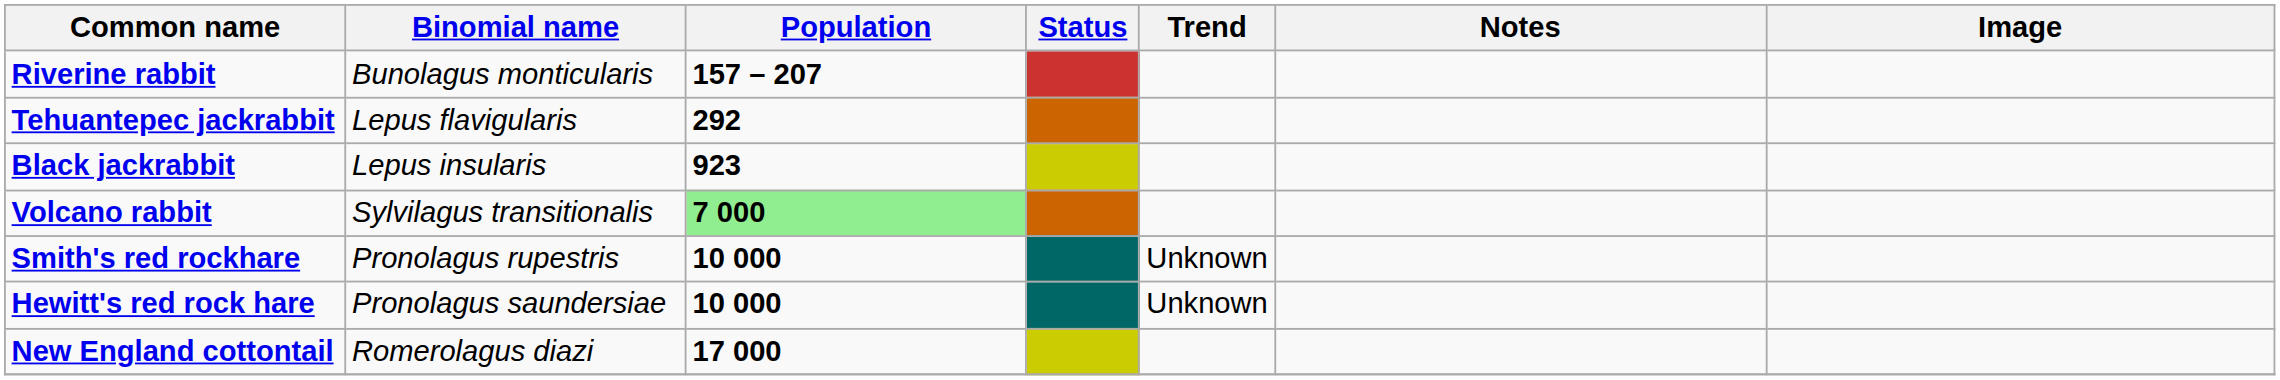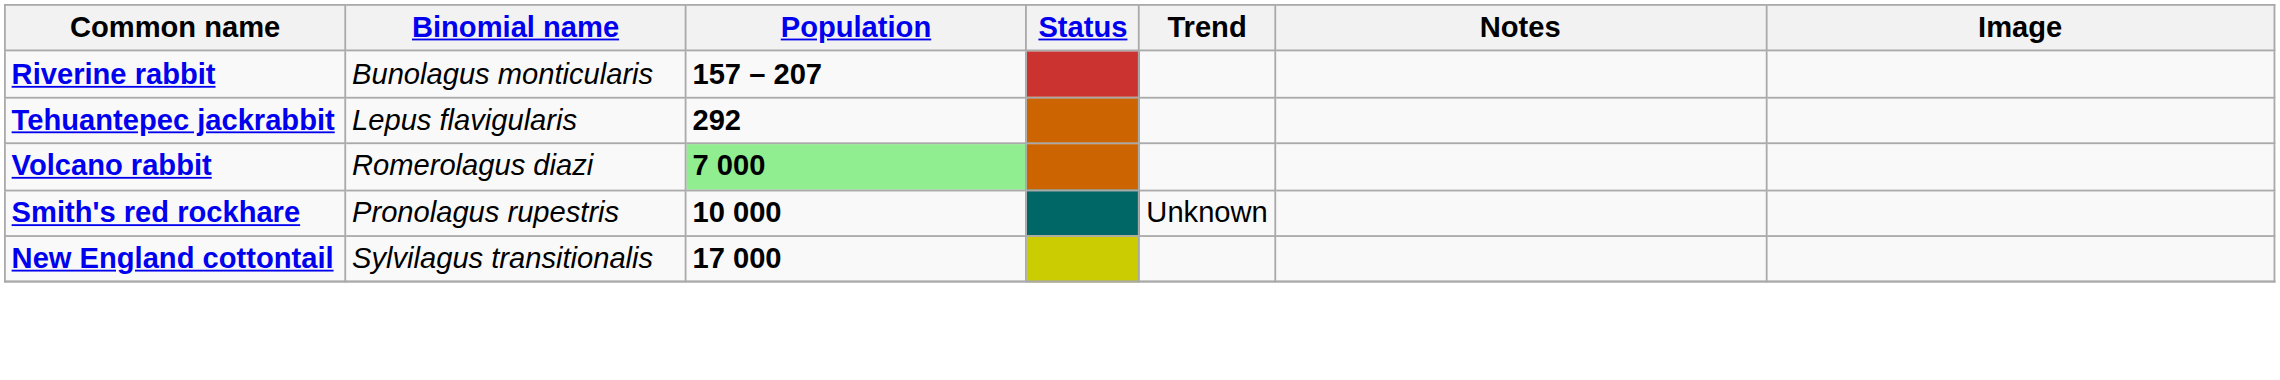- row: (123, 166)
(503, 212) Sylvilagus transitionalis -> (473, 166) Romerolagus diazi
- row: (163, 304)
(473, 350) Romerolagus diazi -> (503, 258) Sylvilagus transitionalis
